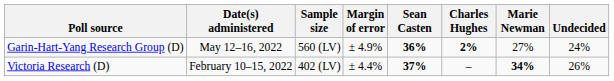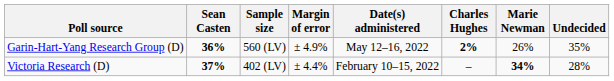columns swapped: (241, 21) <-> (415, 21)
(523, 47) 27% -> (523, 47) 26%
(579, 47) 24% -> (579, 47) 35%
(579, 66) 26% -> (579, 66) 28%
